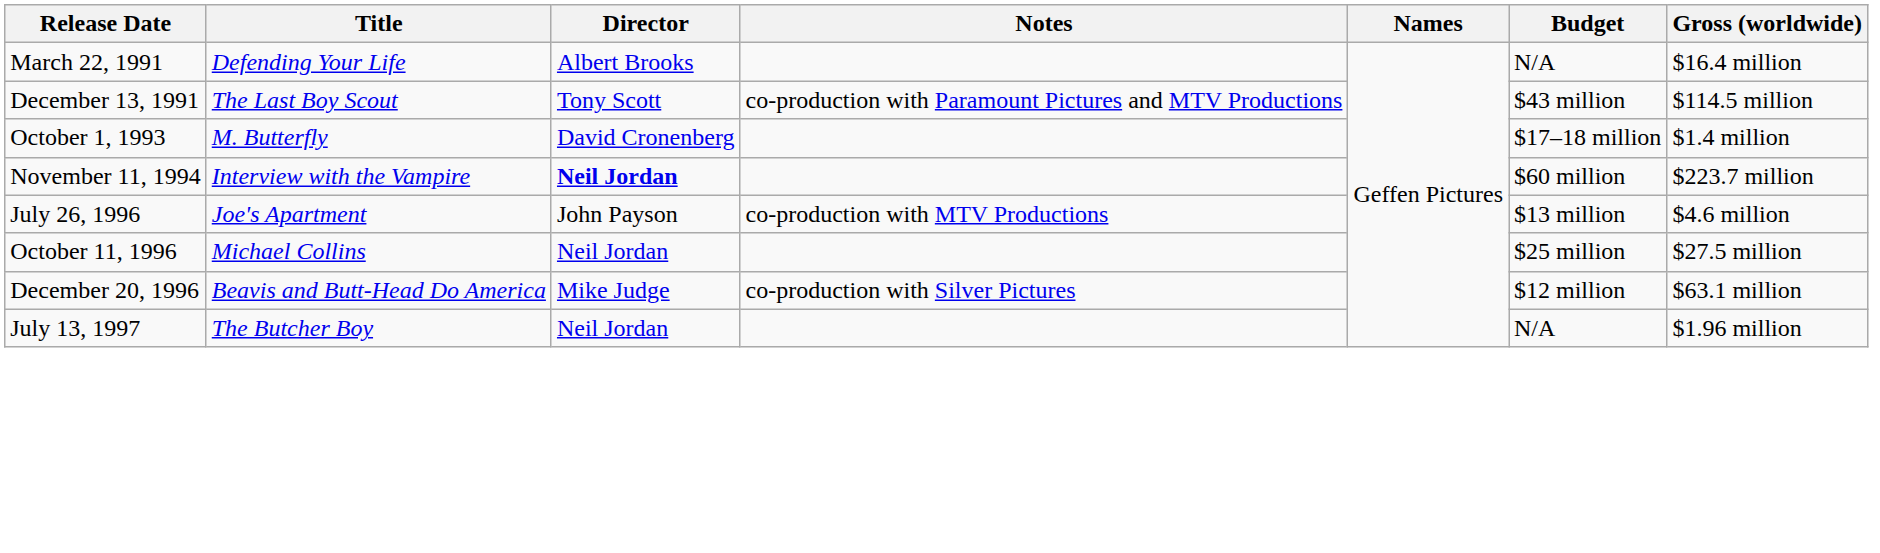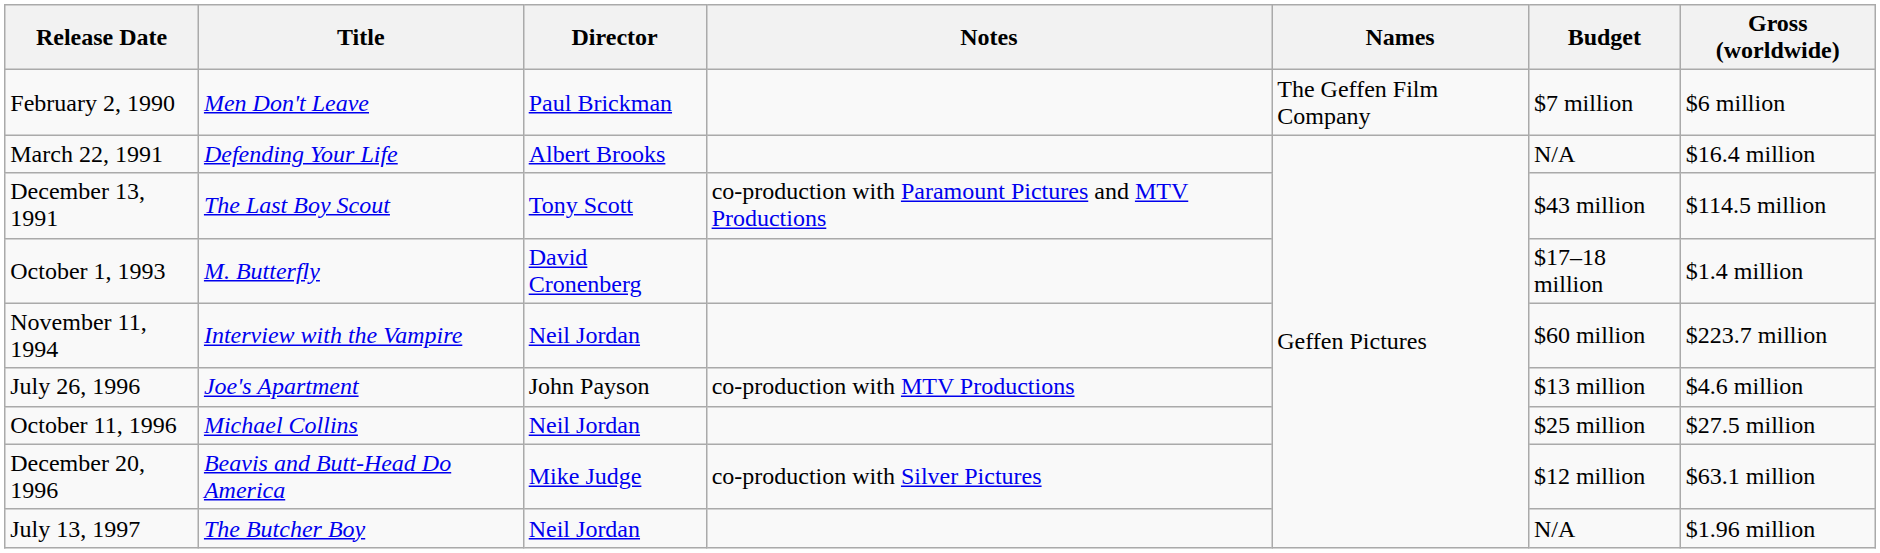+ row: (93, 102)
(617, 175) bold -> (584, 335) normal
